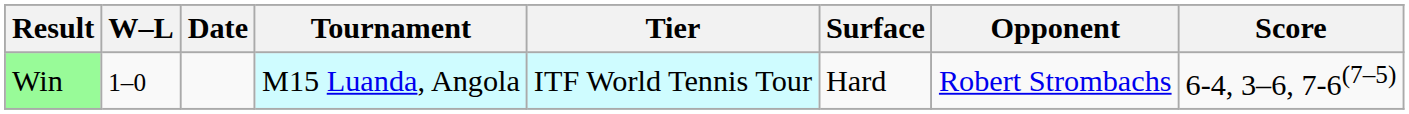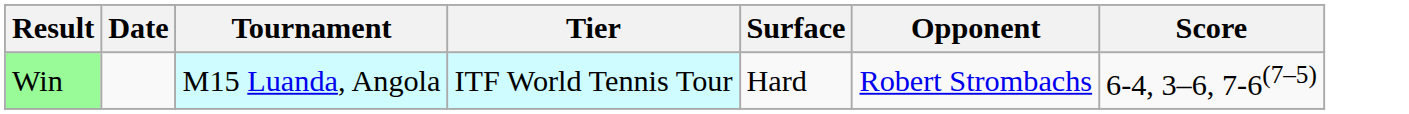- column: (141, 28)
